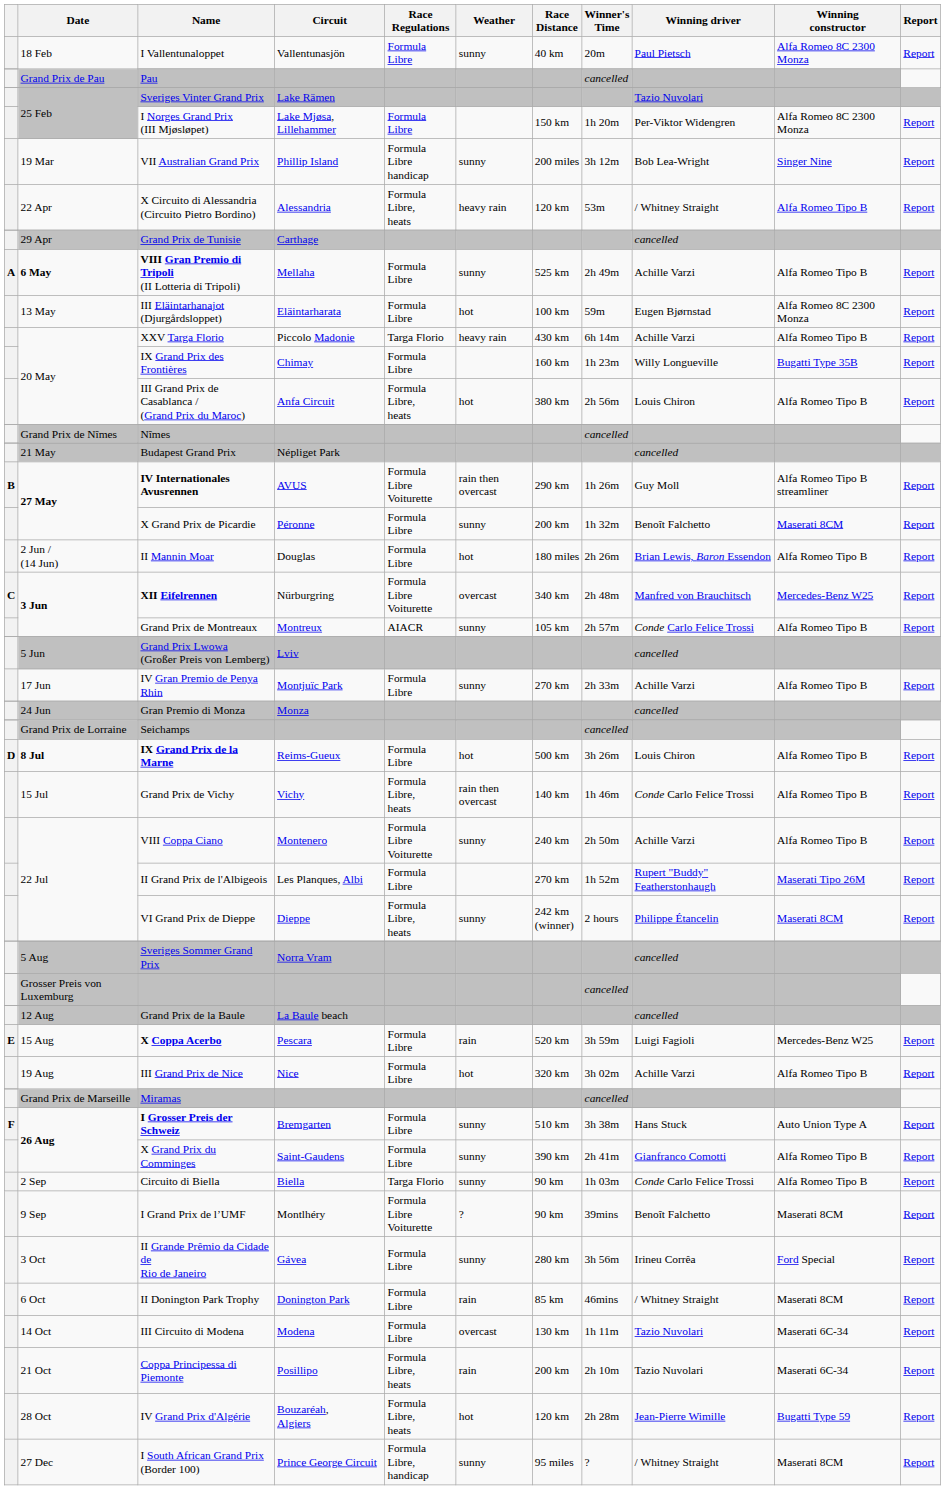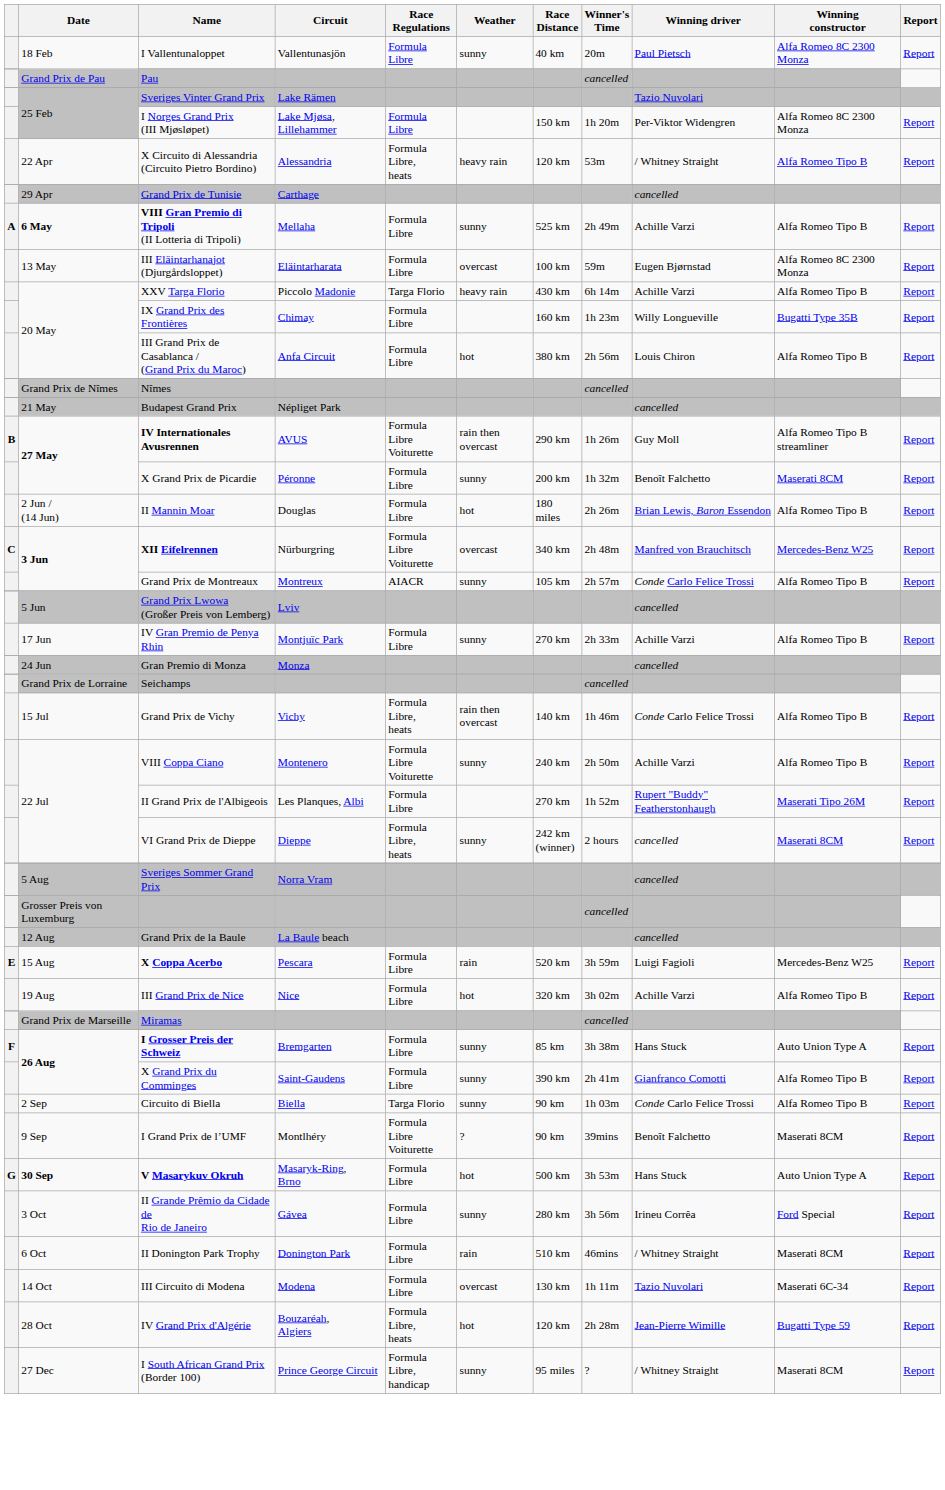- row: (200, 162)
(466, 311) hot -> (478, 265) overcast
(407, 401) Formula Libre, heats -> (408, 355) Formula Libre
- row: (189, 755)
(677, 918) Philippe Étancelin -> (656, 840) cancelled
(552, 1124) 510 km -> (550, 1046) 85 km
+ row: (192, 1175)
(549, 1299) 85 km -> (553, 1253) 510 km
- row: (189, 1370)
